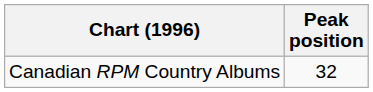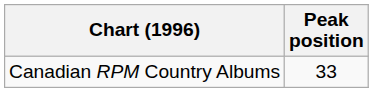(326, 71) 32 -> (326, 71) 33
